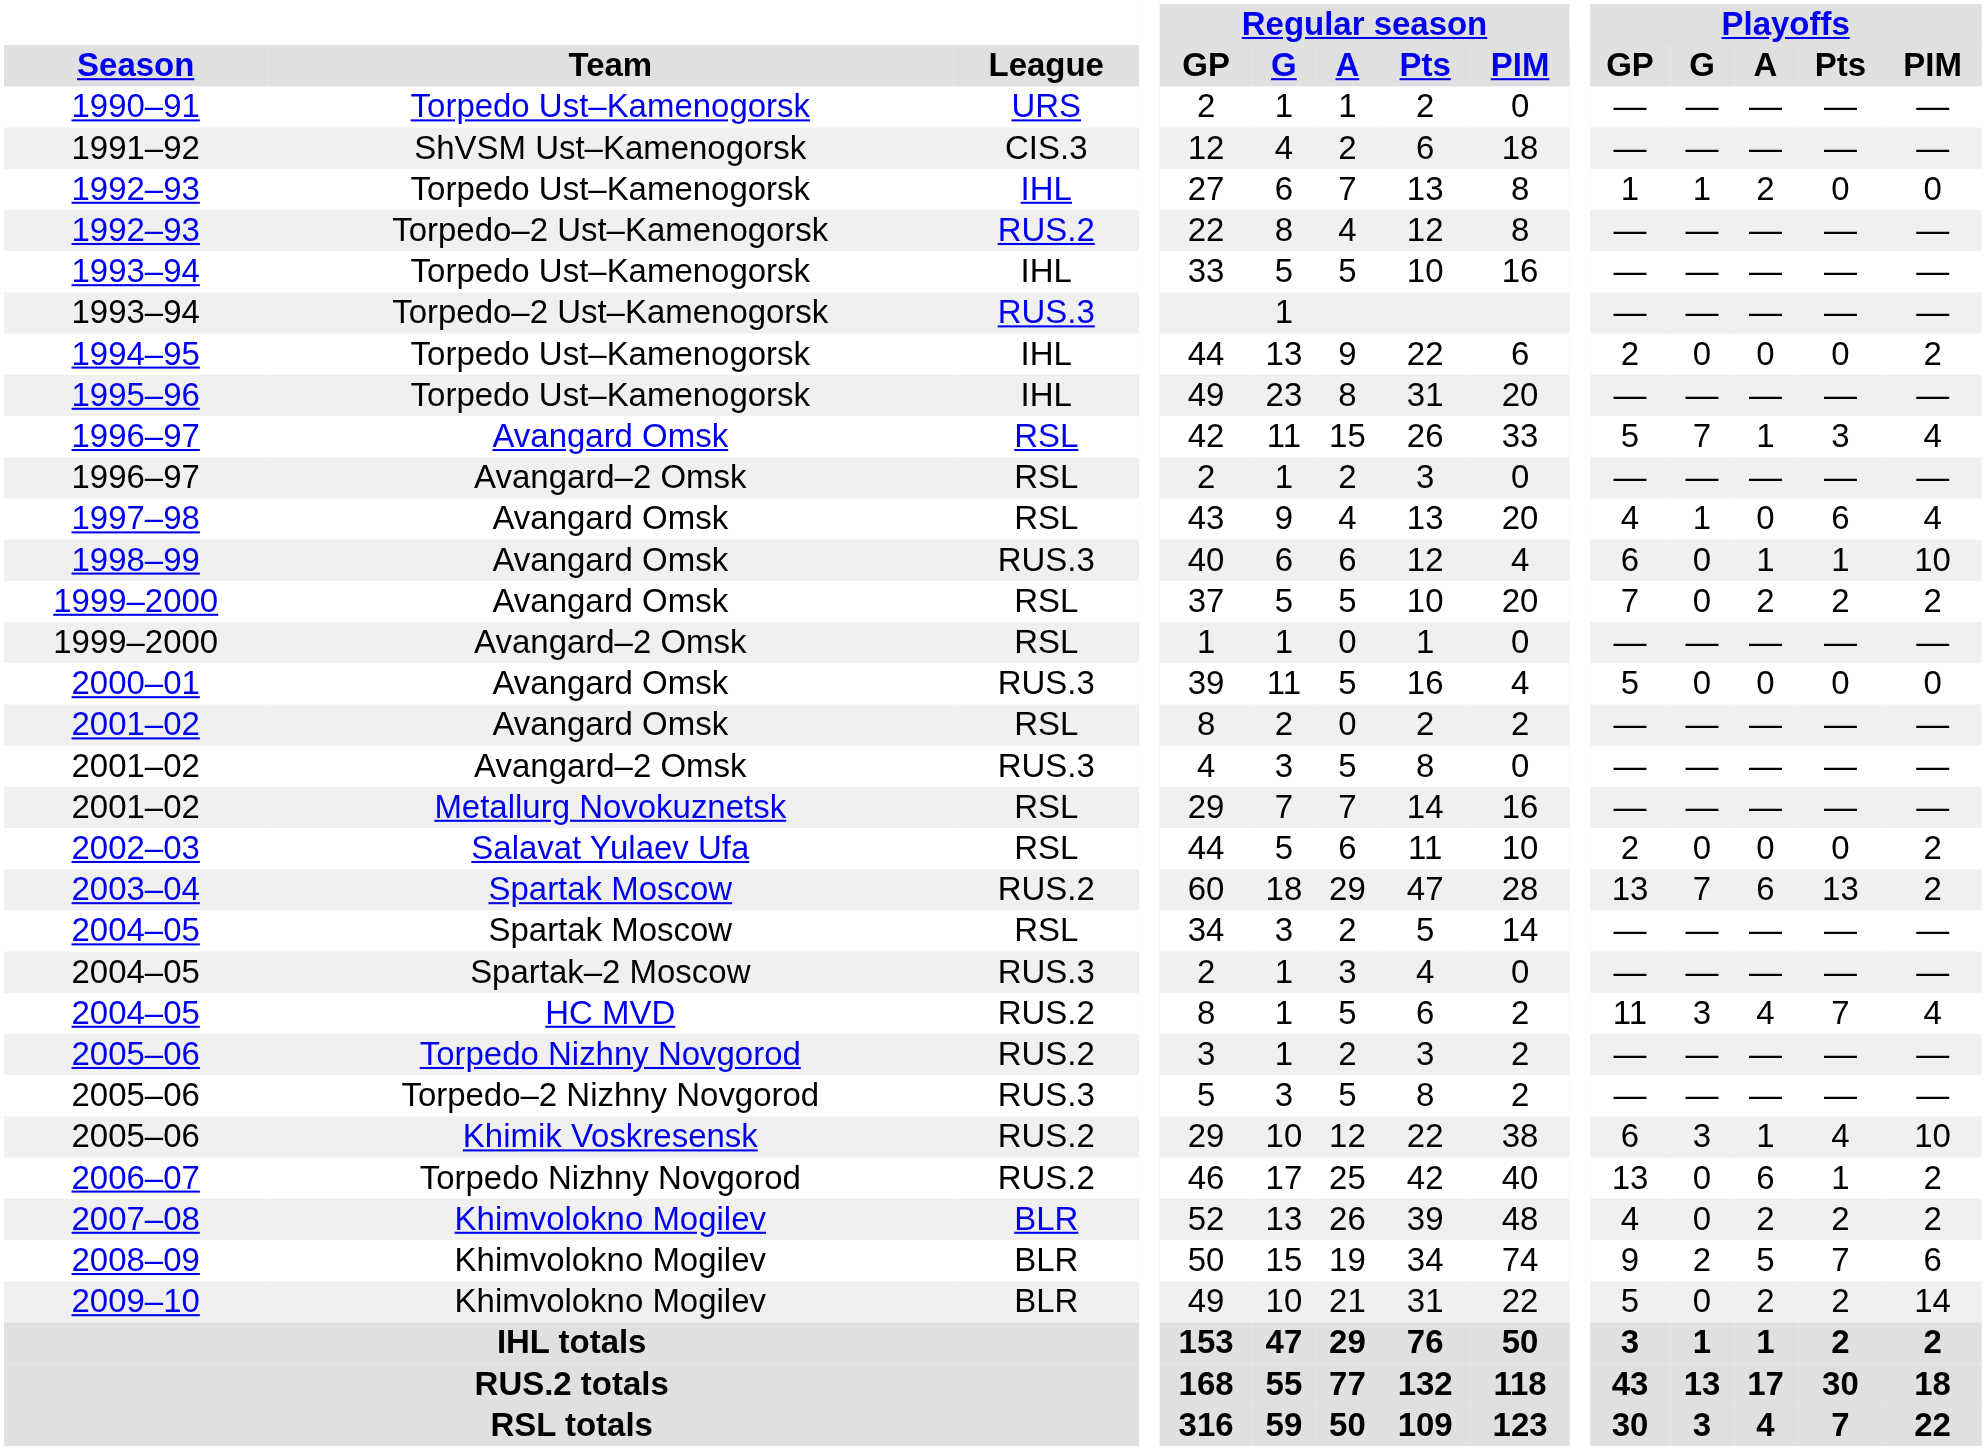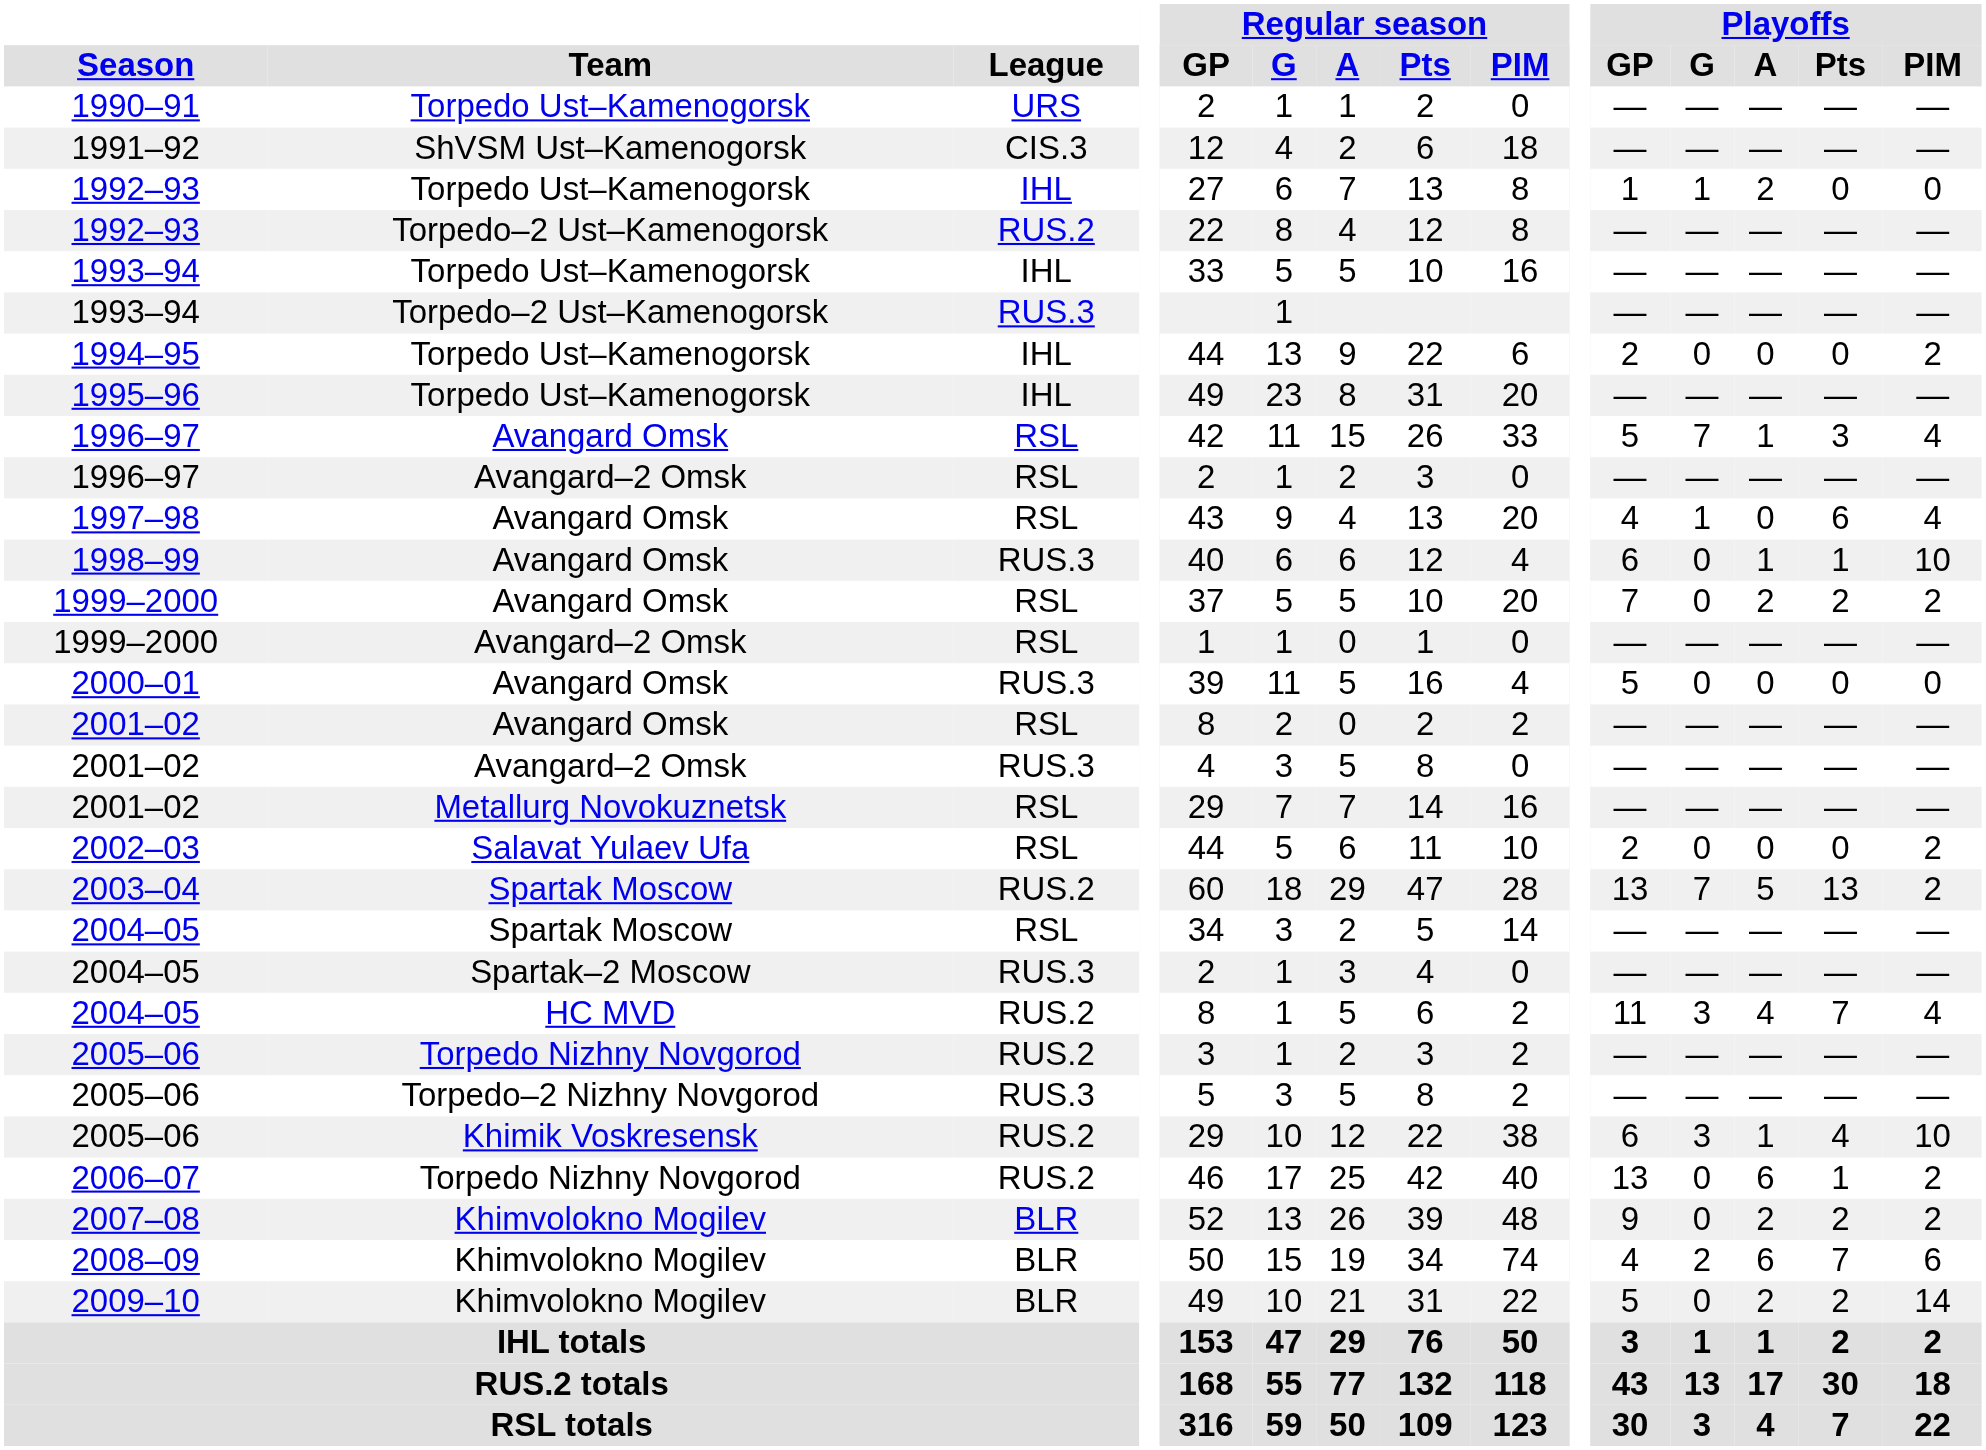(1766, 889) 6 -> (1766, 889) 5
(1630, 1218) 4 -> (1630, 1218) 9
(1630, 1260) 9 -> (1630, 1260) 4
(1766, 1260) 5 -> (1766, 1260) 6
